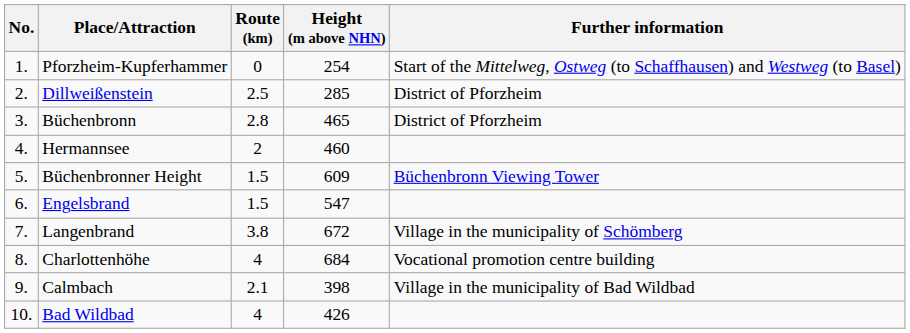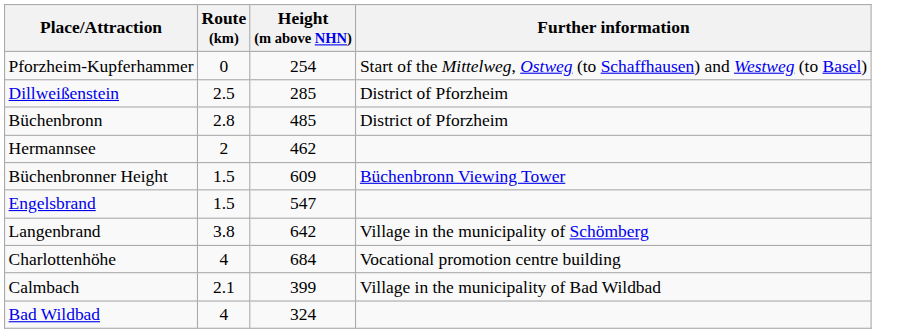- column: (21, 28)
(337, 120) 465 -> (303, 120) 485
(337, 148) 460 -> (303, 148) 462
(337, 231) 672 -> (303, 231) 642
(337, 286) 398 -> (303, 286) 399
(337, 314) 426 -> (303, 314) 324
